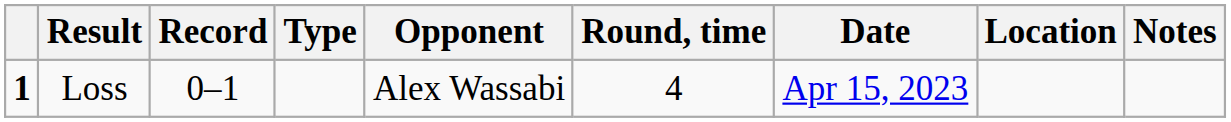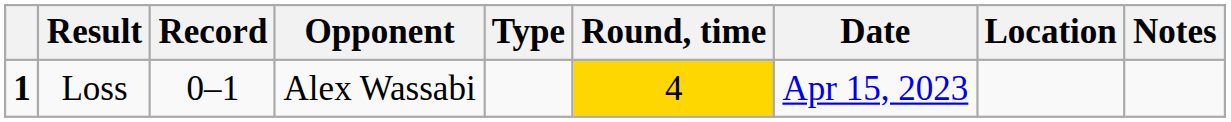columns swapped: (469, 32) <-> (320, 32)
(674, 87) no background -> (674, 87) gold background
